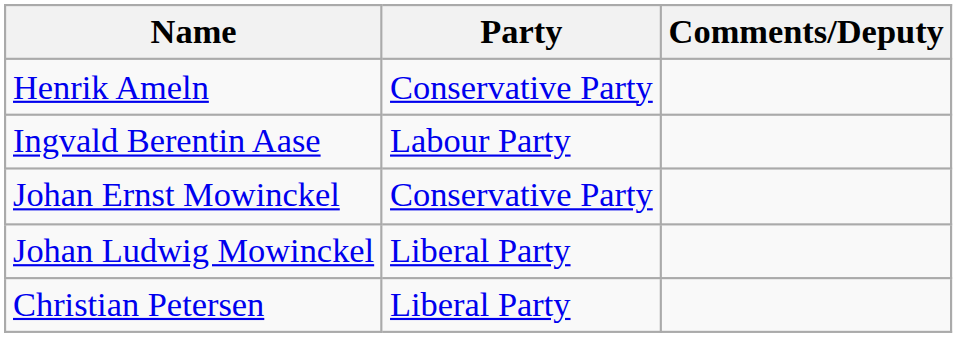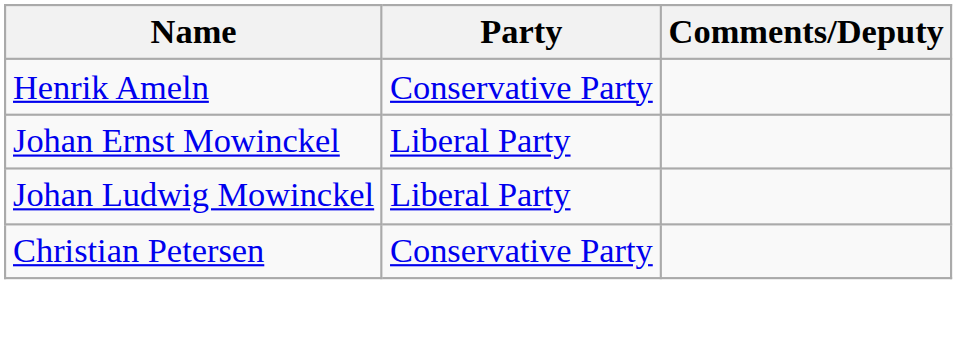- row: (167, 140)
(521, 195) Conservative Party -> (480, 140) Liberal Party
(480, 304) Liberal Party -> (521, 250) Conservative Party
